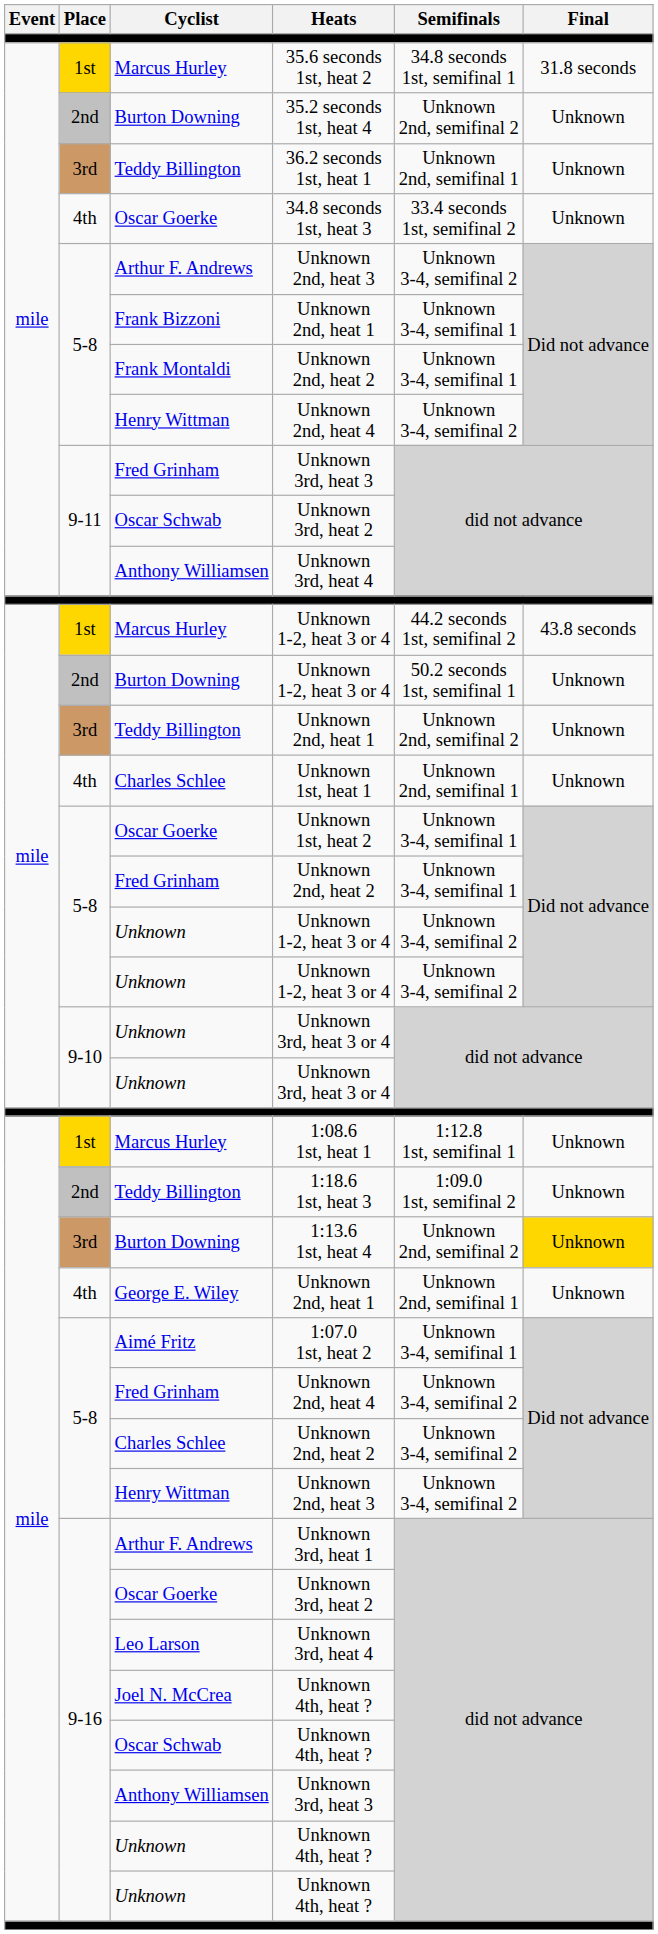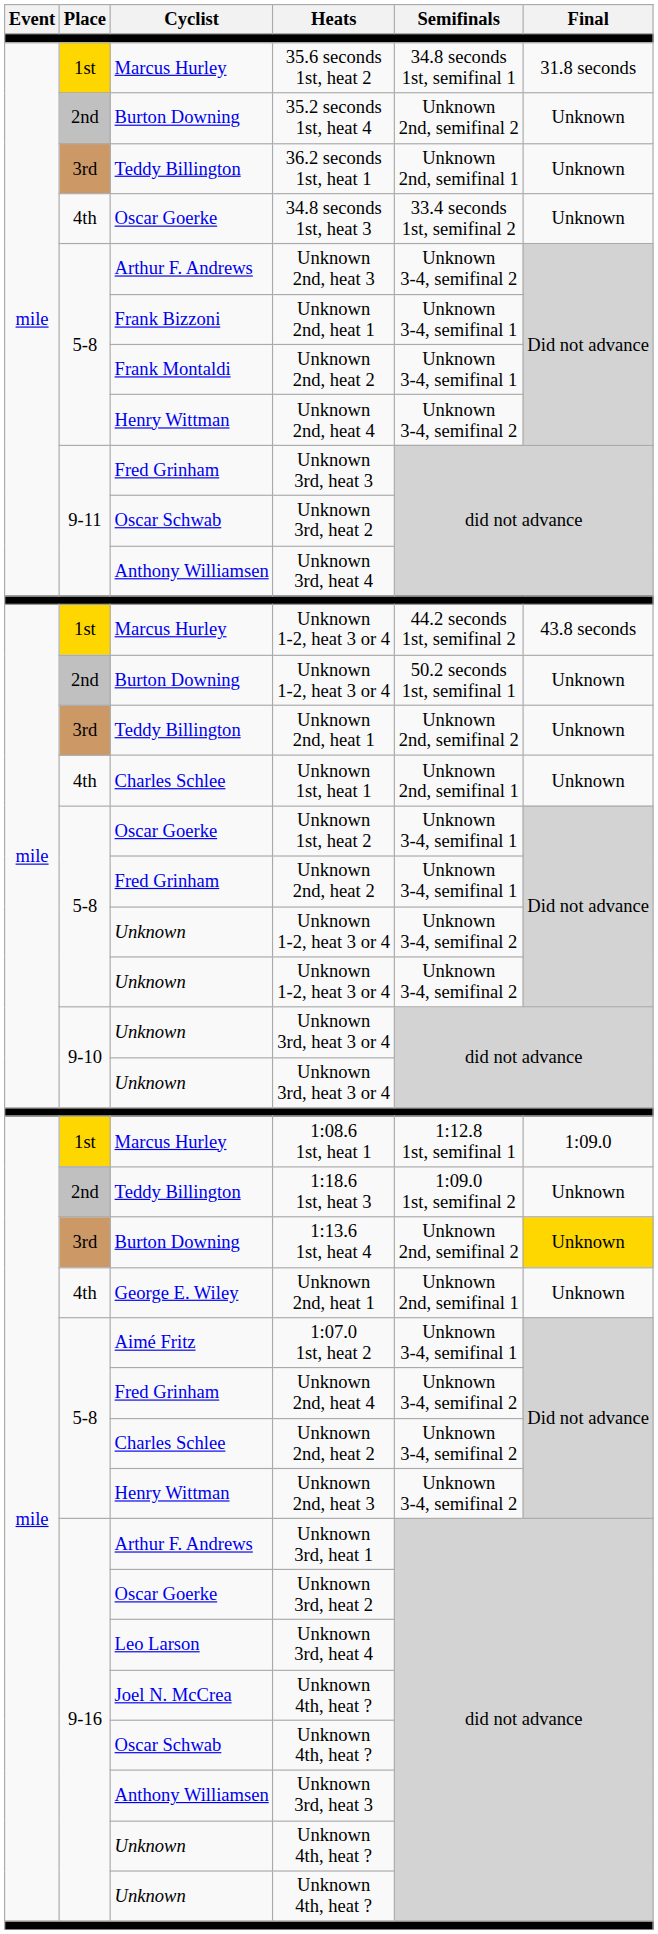(588, 1141) Unknown -> (588, 1141) 1:09.0
